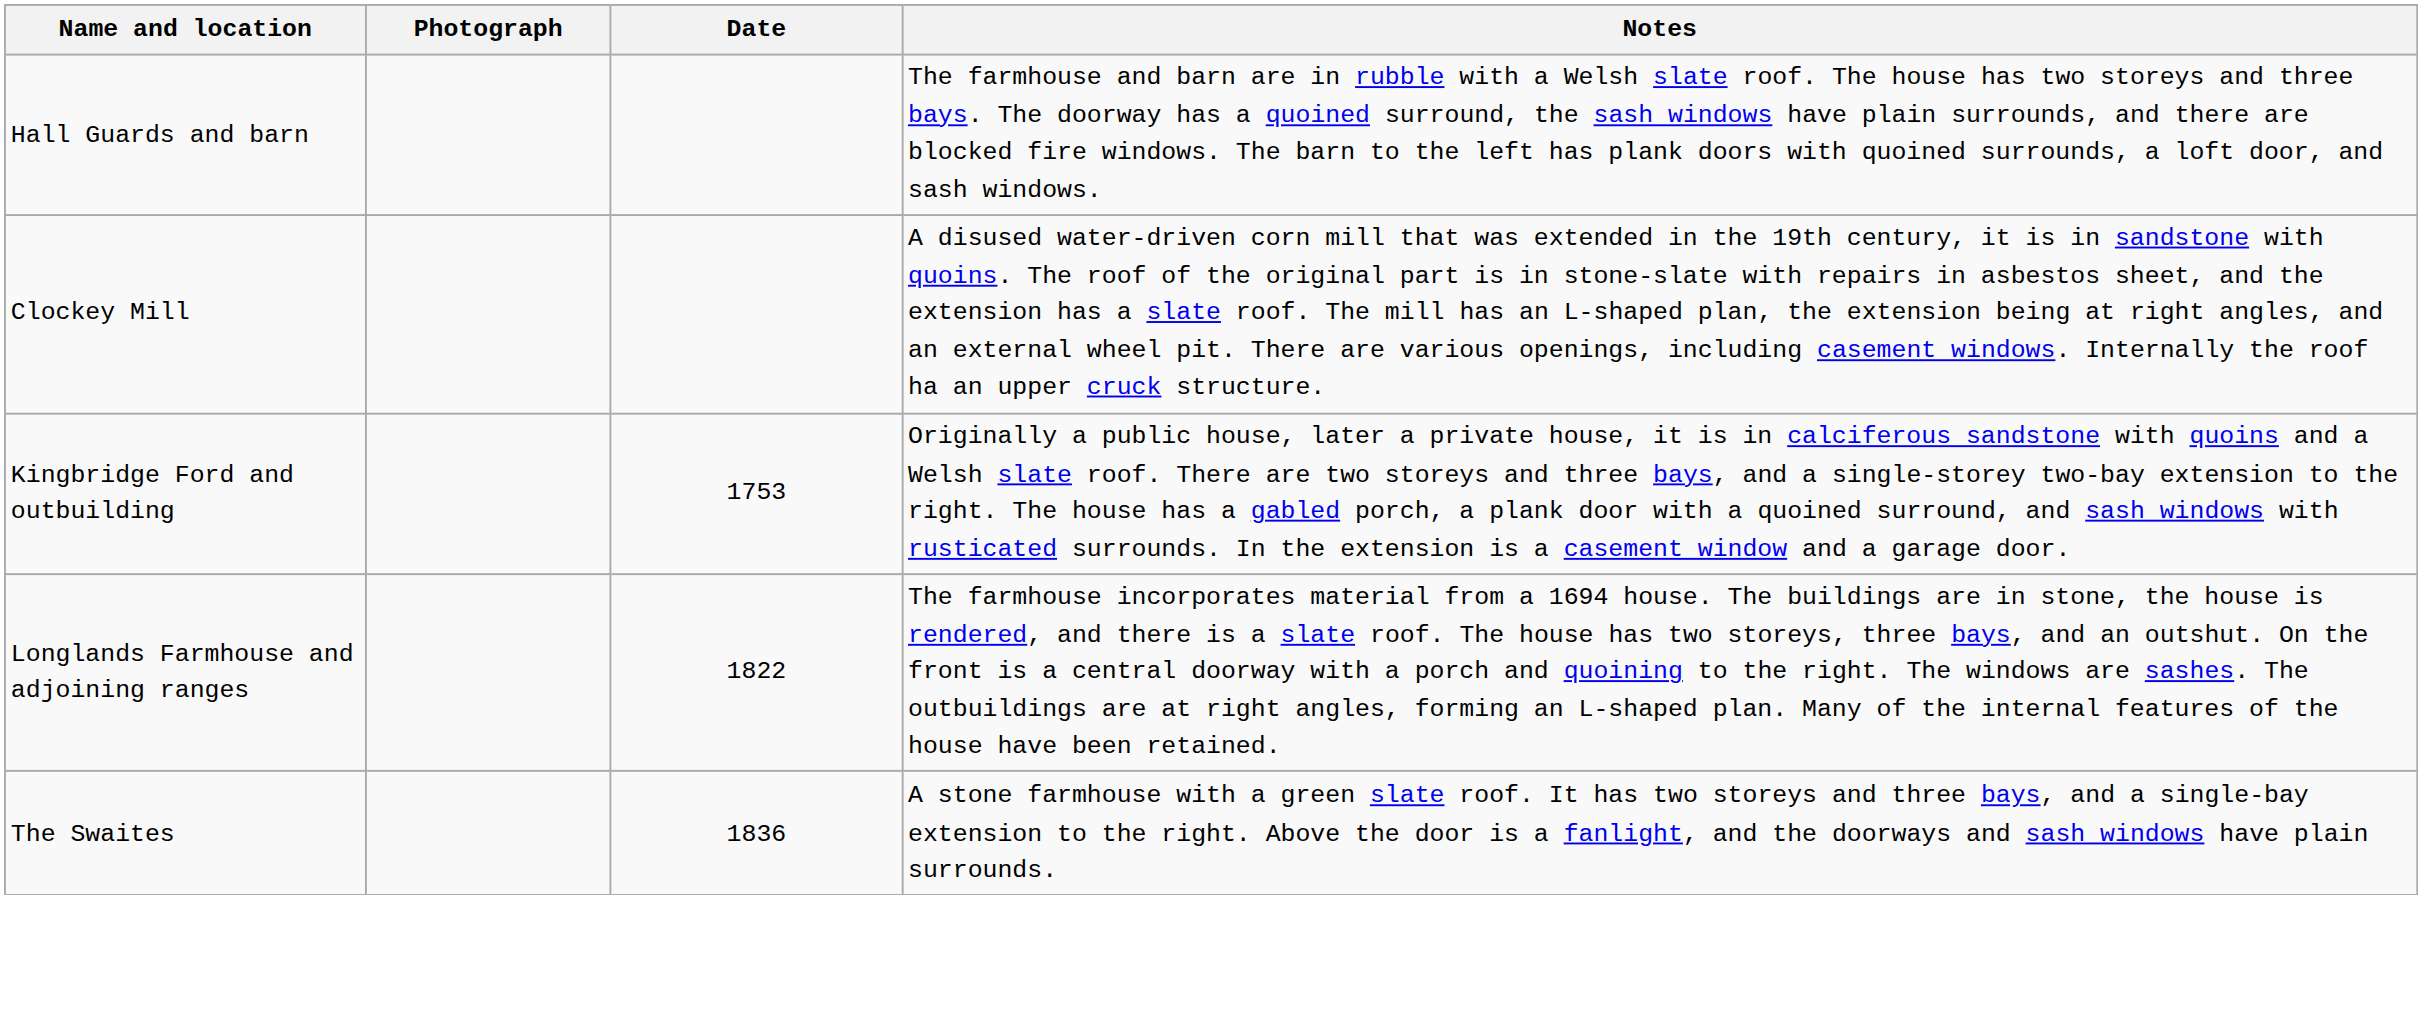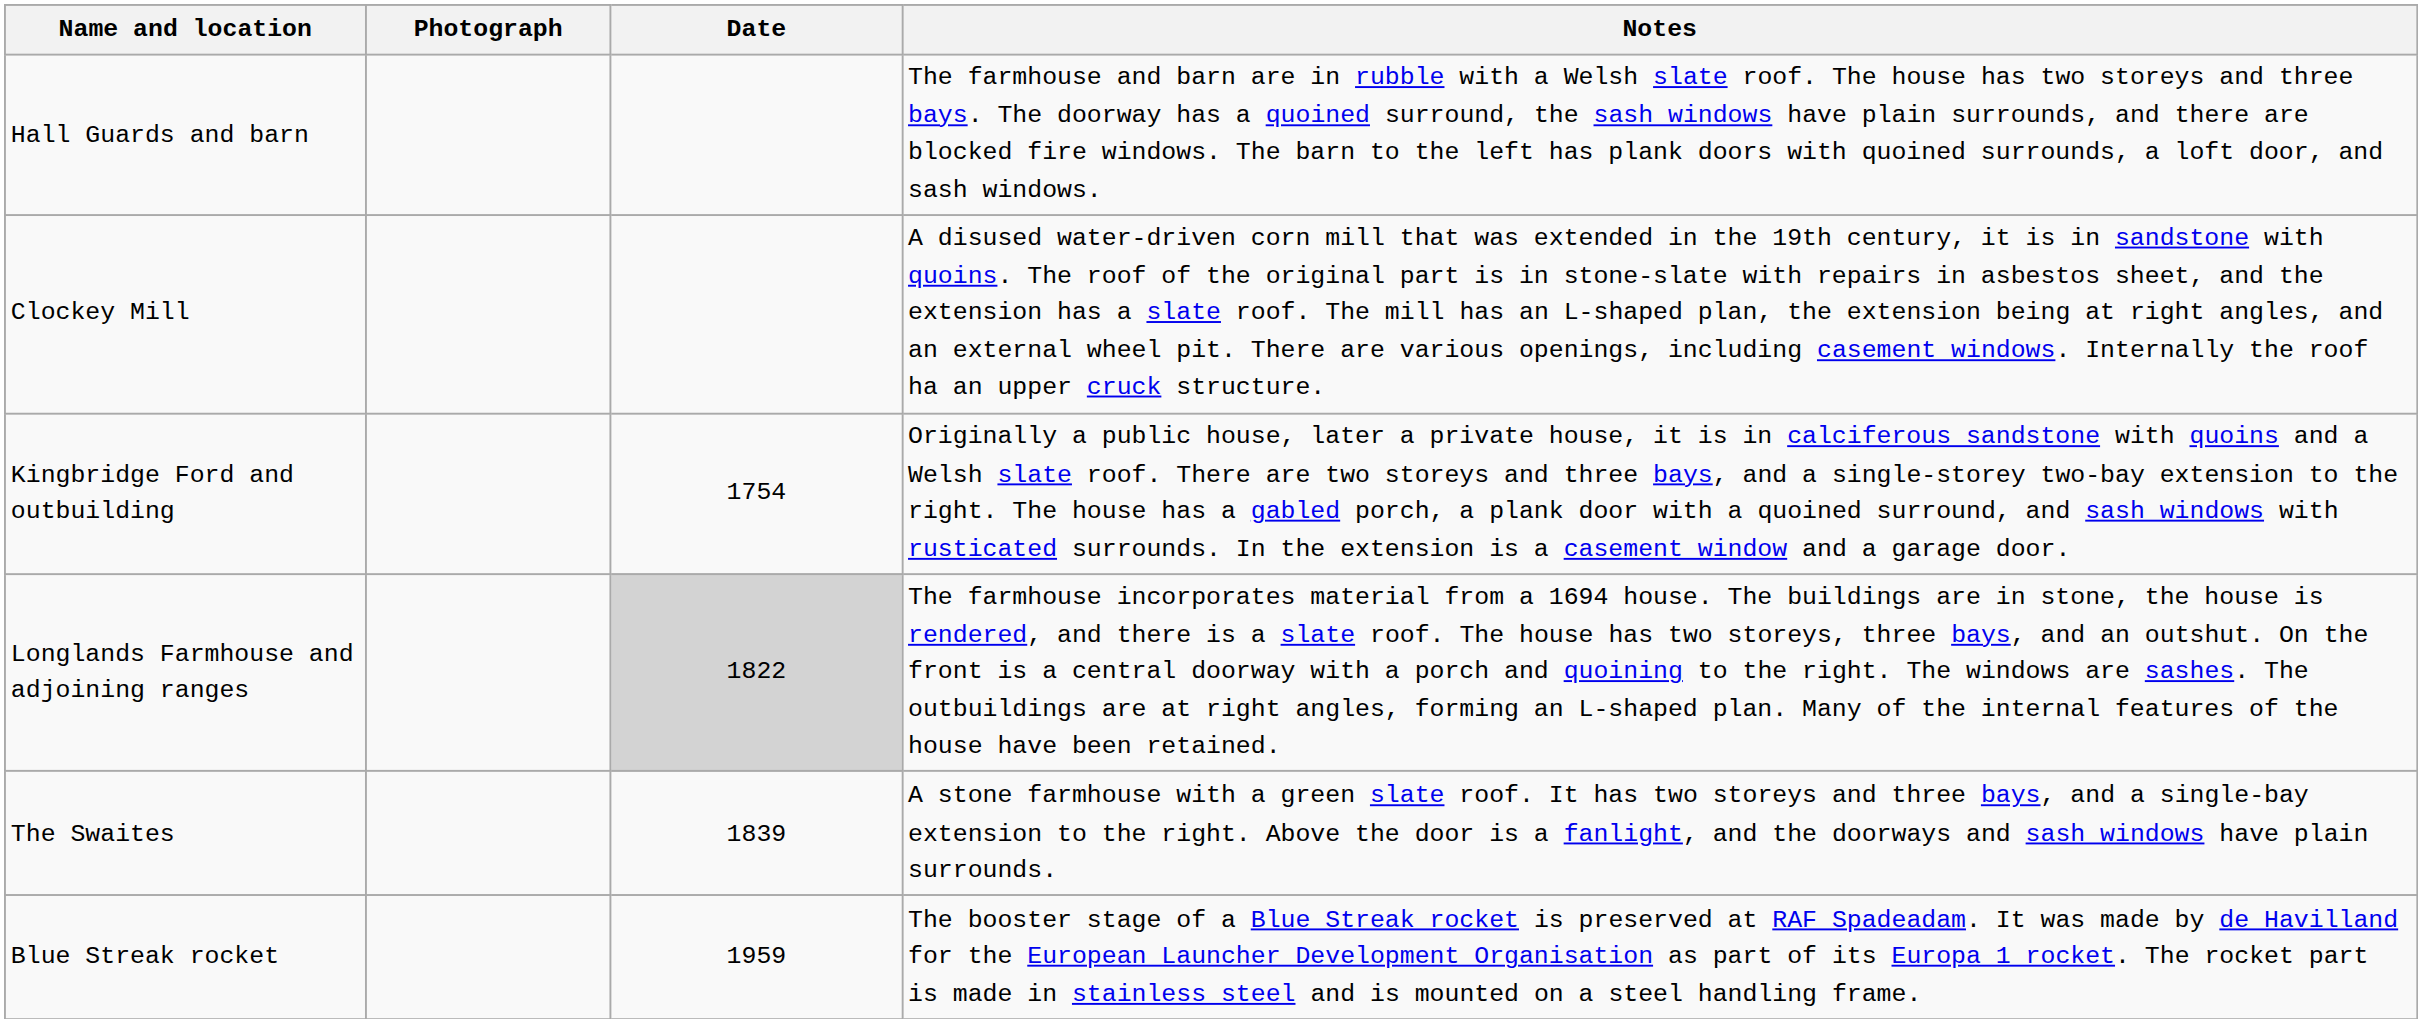(756, 493) 1753 -> (756, 493) 1754
(756, 672) no background -> (756, 672) lightgrey background
(756, 833) 1836 -> (756, 833) 1839
+ row: (145, 957)
